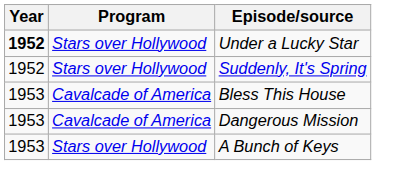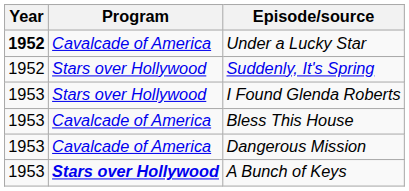(129, 43) Stars over Hollywood -> (132, 43) Cavalcade of America
+ row: (314, 95)
(129, 146) normal -> (136, 172) bold
